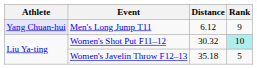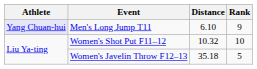(208, 27) 6.12 -> (208, 27) 6.10
(208, 42) 30.32 -> (208, 42) 10.32
(240, 42) paleturquoise background -> (240, 42) no background
